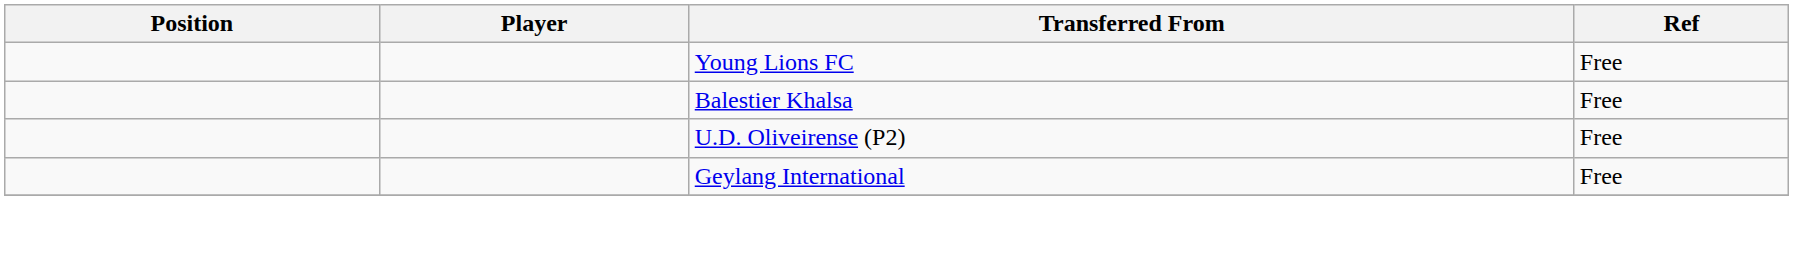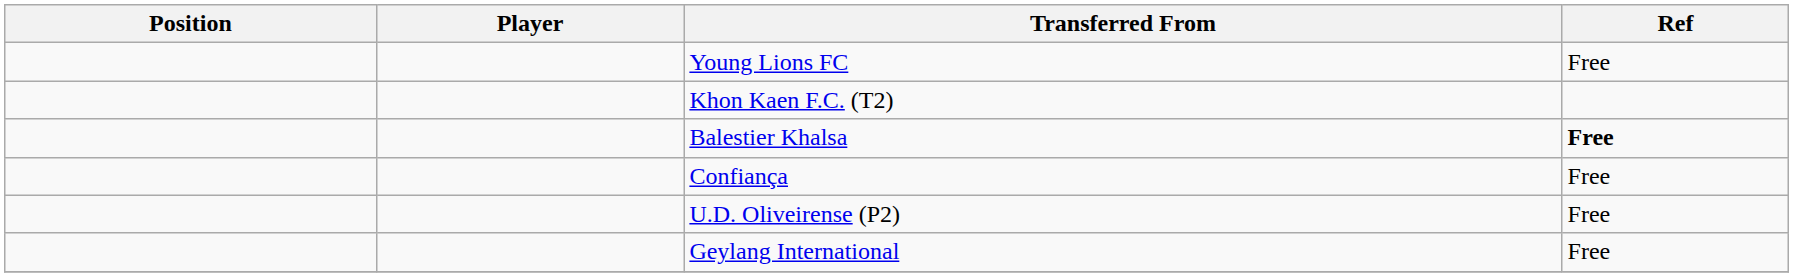+ row: (791, 99)
(1601, 99) normal -> (1591, 137) bold
+ row: (739, 175)
